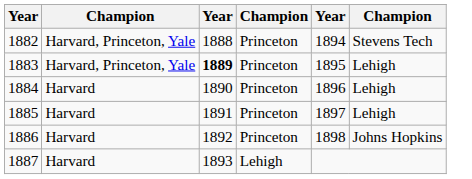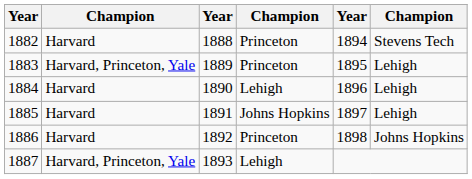(120, 40) Harvard, Princeton, Yale -> (70, 40) Harvard
(217, 64) bold -> (217, 64) normal
(269, 88) Princeton -> (261, 88) Lehigh
(269, 112) Princeton -> (285, 112) Johns Hopkins
(70, 161) Harvard -> (120, 161) Harvard, Princeton, Yale
